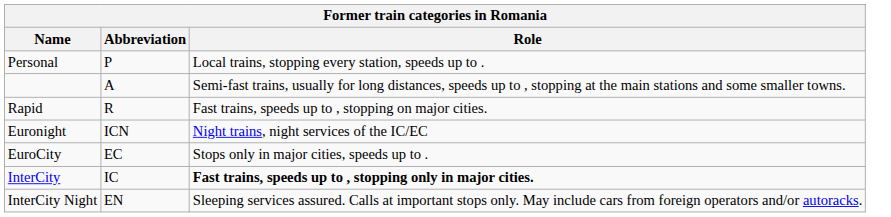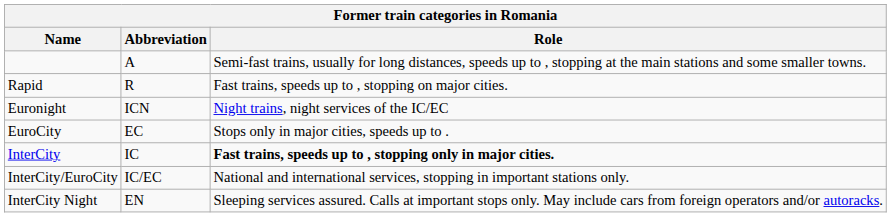- row: (33, 62)
+ row: (63, 177)
